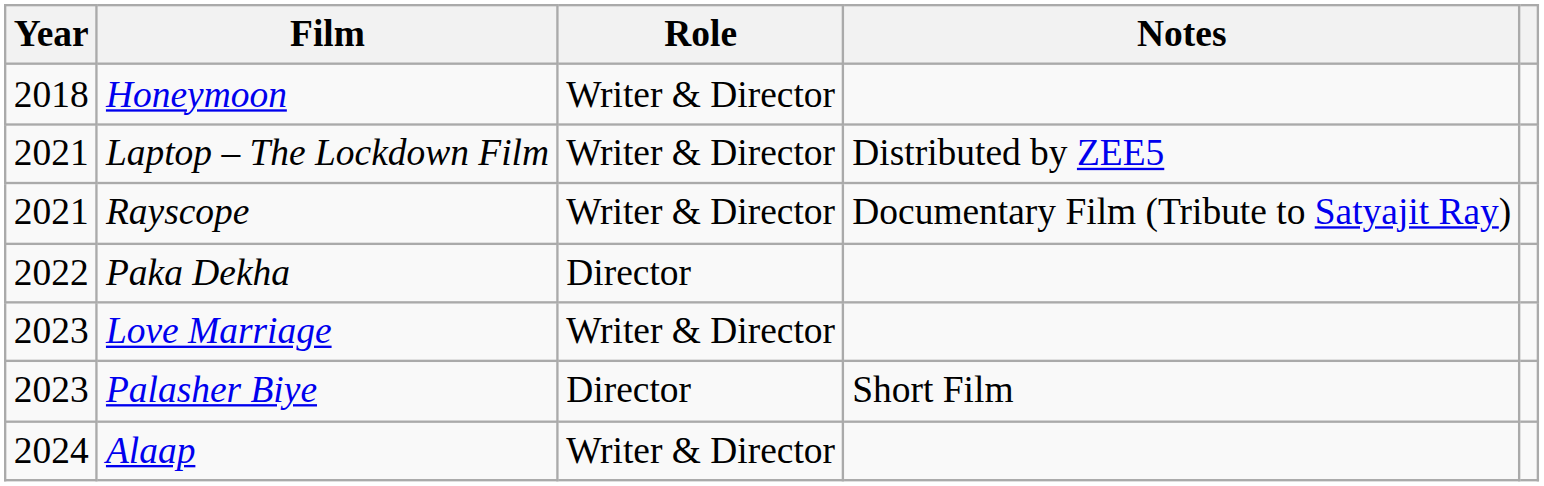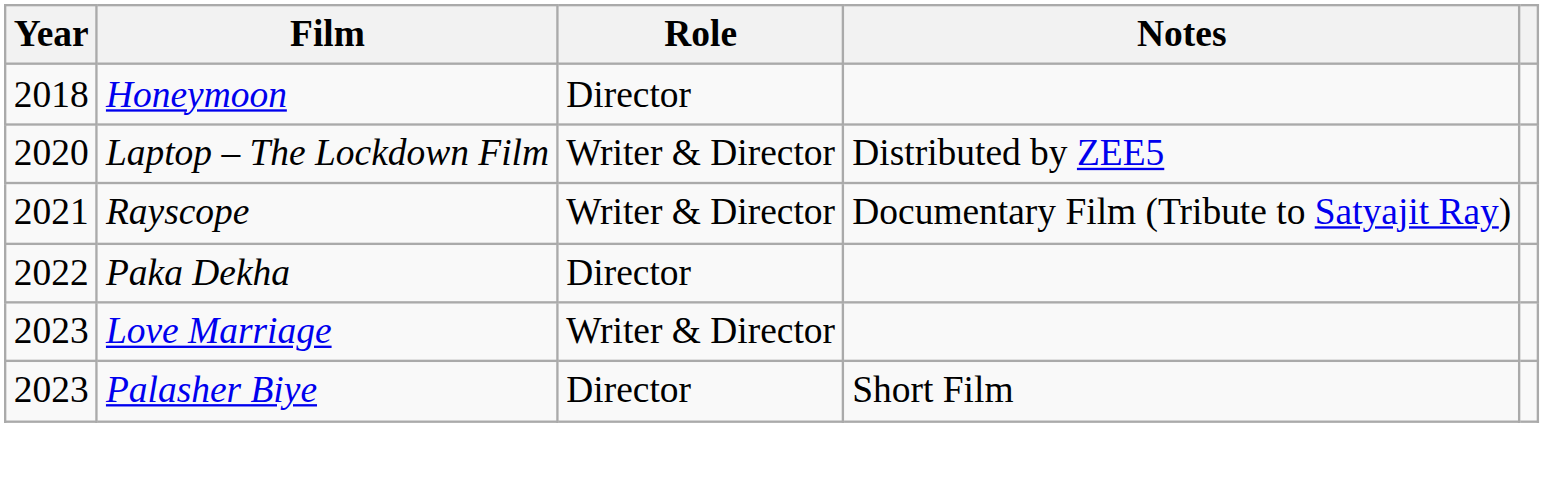(701, 93) Writer & Director -> (629, 93) Director
(51, 152) 2021 -> (51, 152) 2020
- row: (151, 449)
